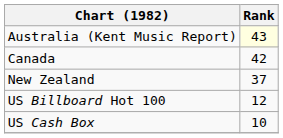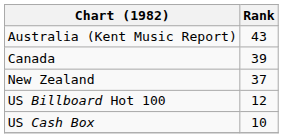(259, 37) lightyellow background -> (259, 37) no background
(259, 58) 42 -> (259, 58) 39
